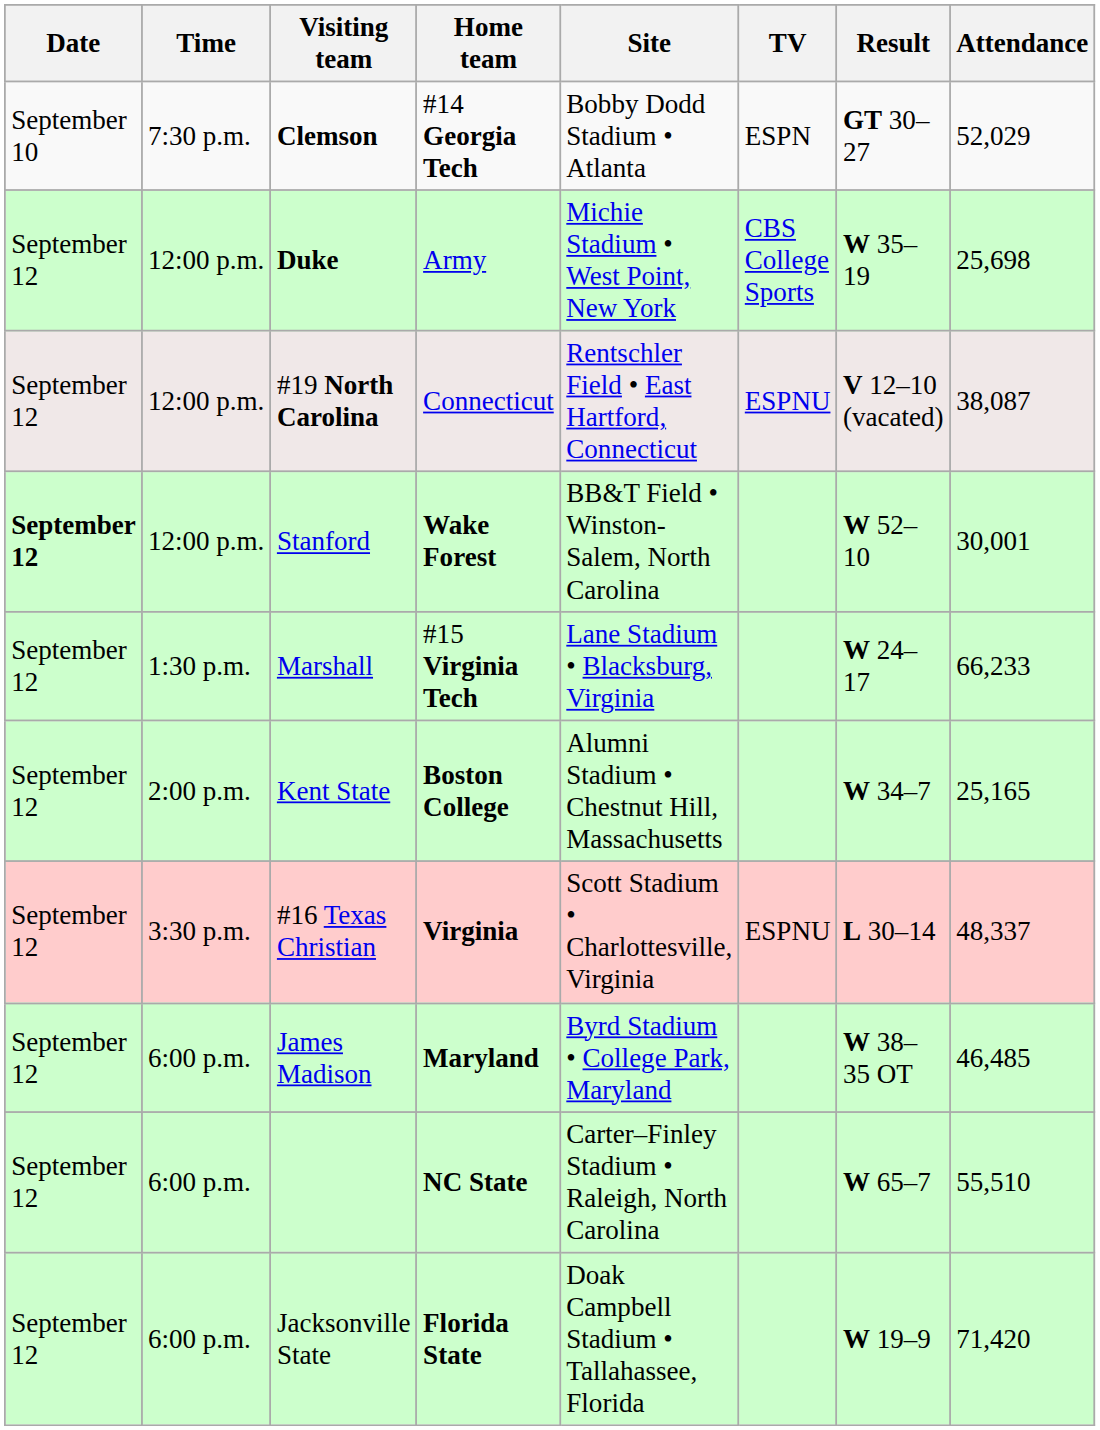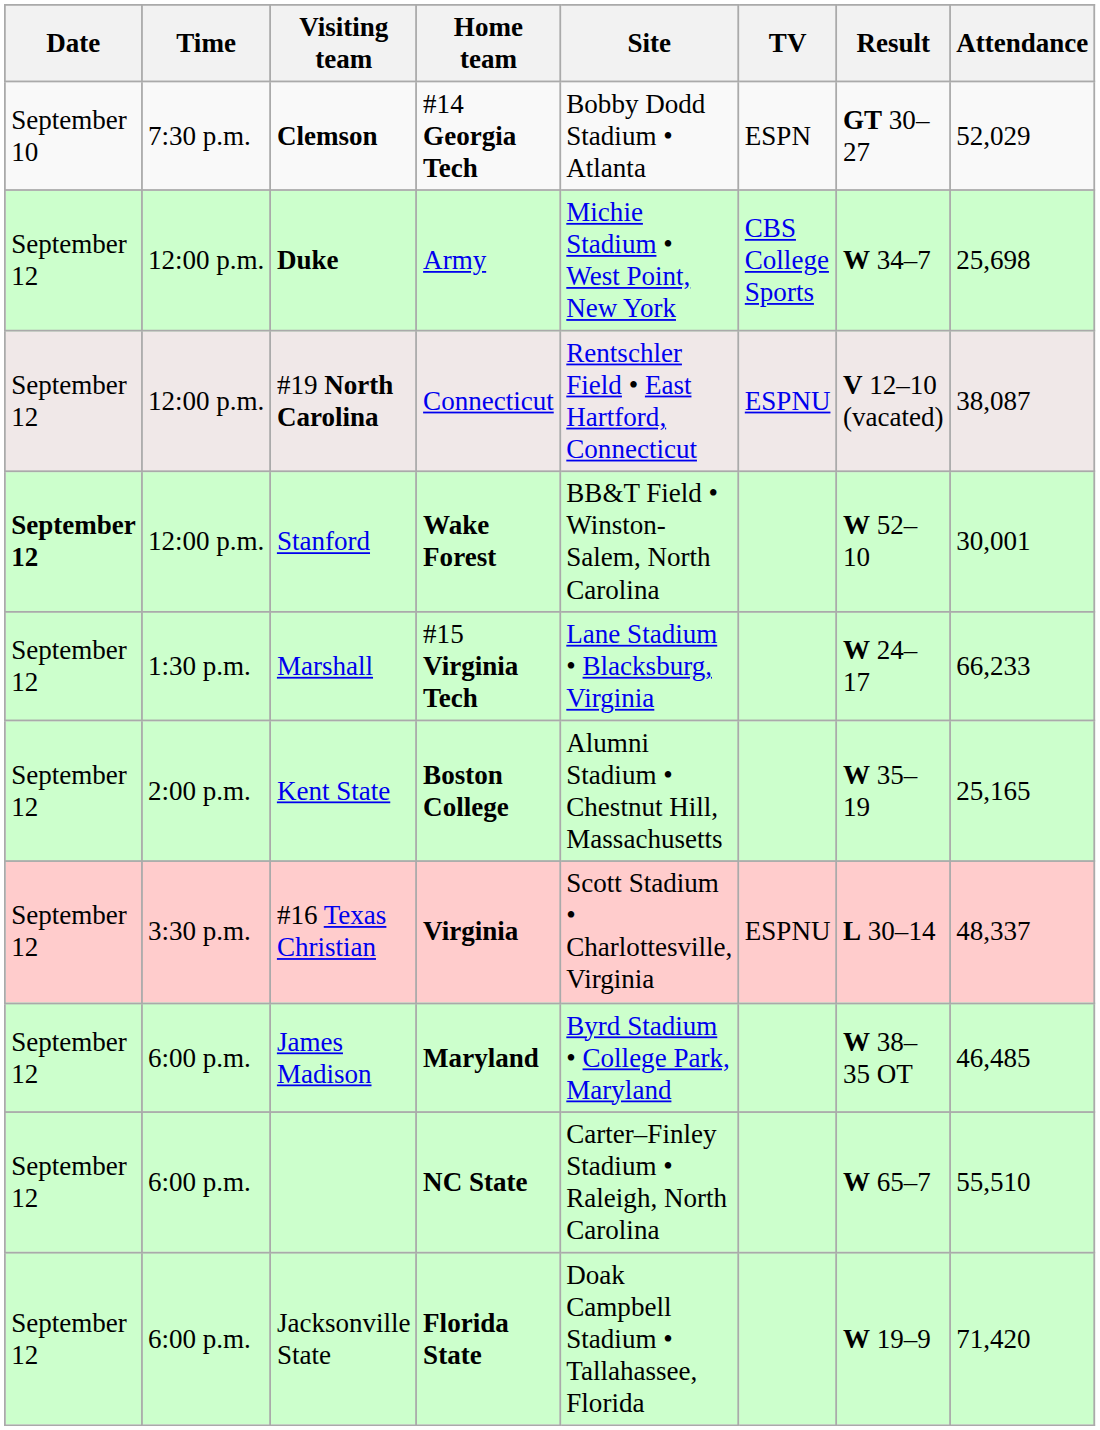(880, 260) W 35–19 -> (887, 260) W 34–7
(887, 791) W 34–7 -> (880, 791) W 35–19
